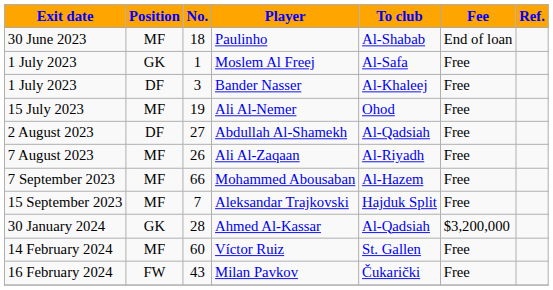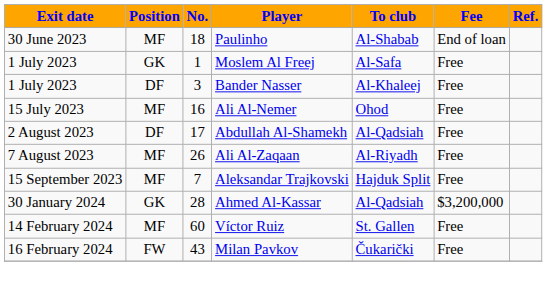(197, 109) 19 -> (197, 109) 16
(197, 132) 27 -> (197, 132) 17
- row: (285, 179)
